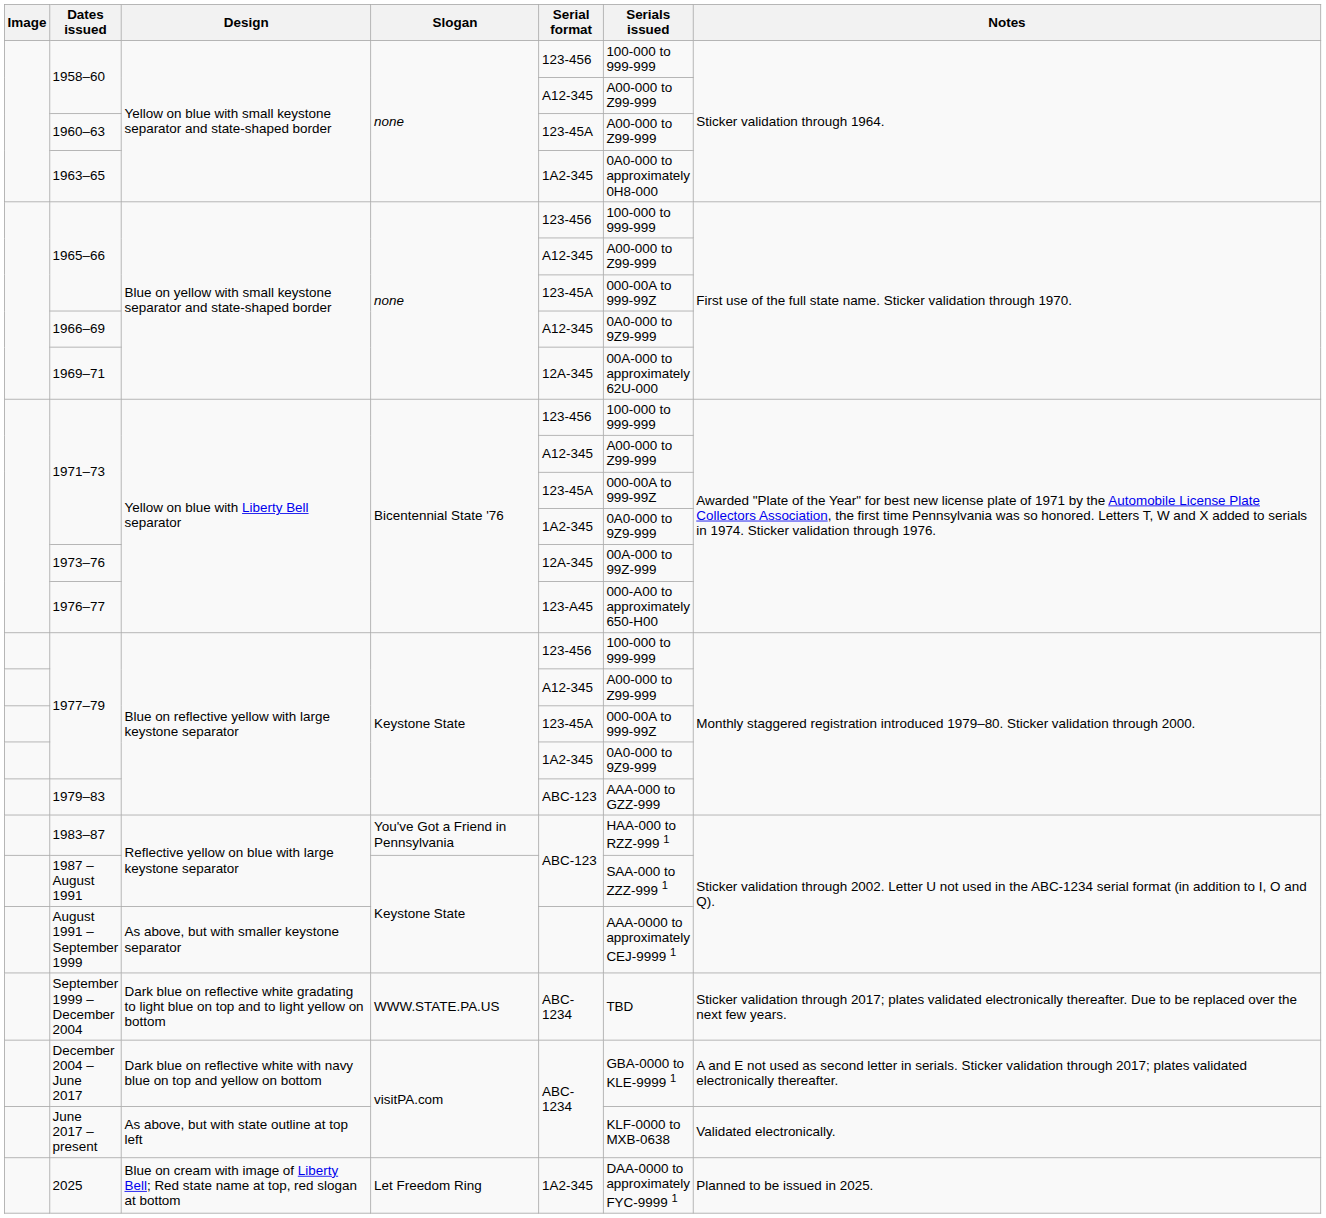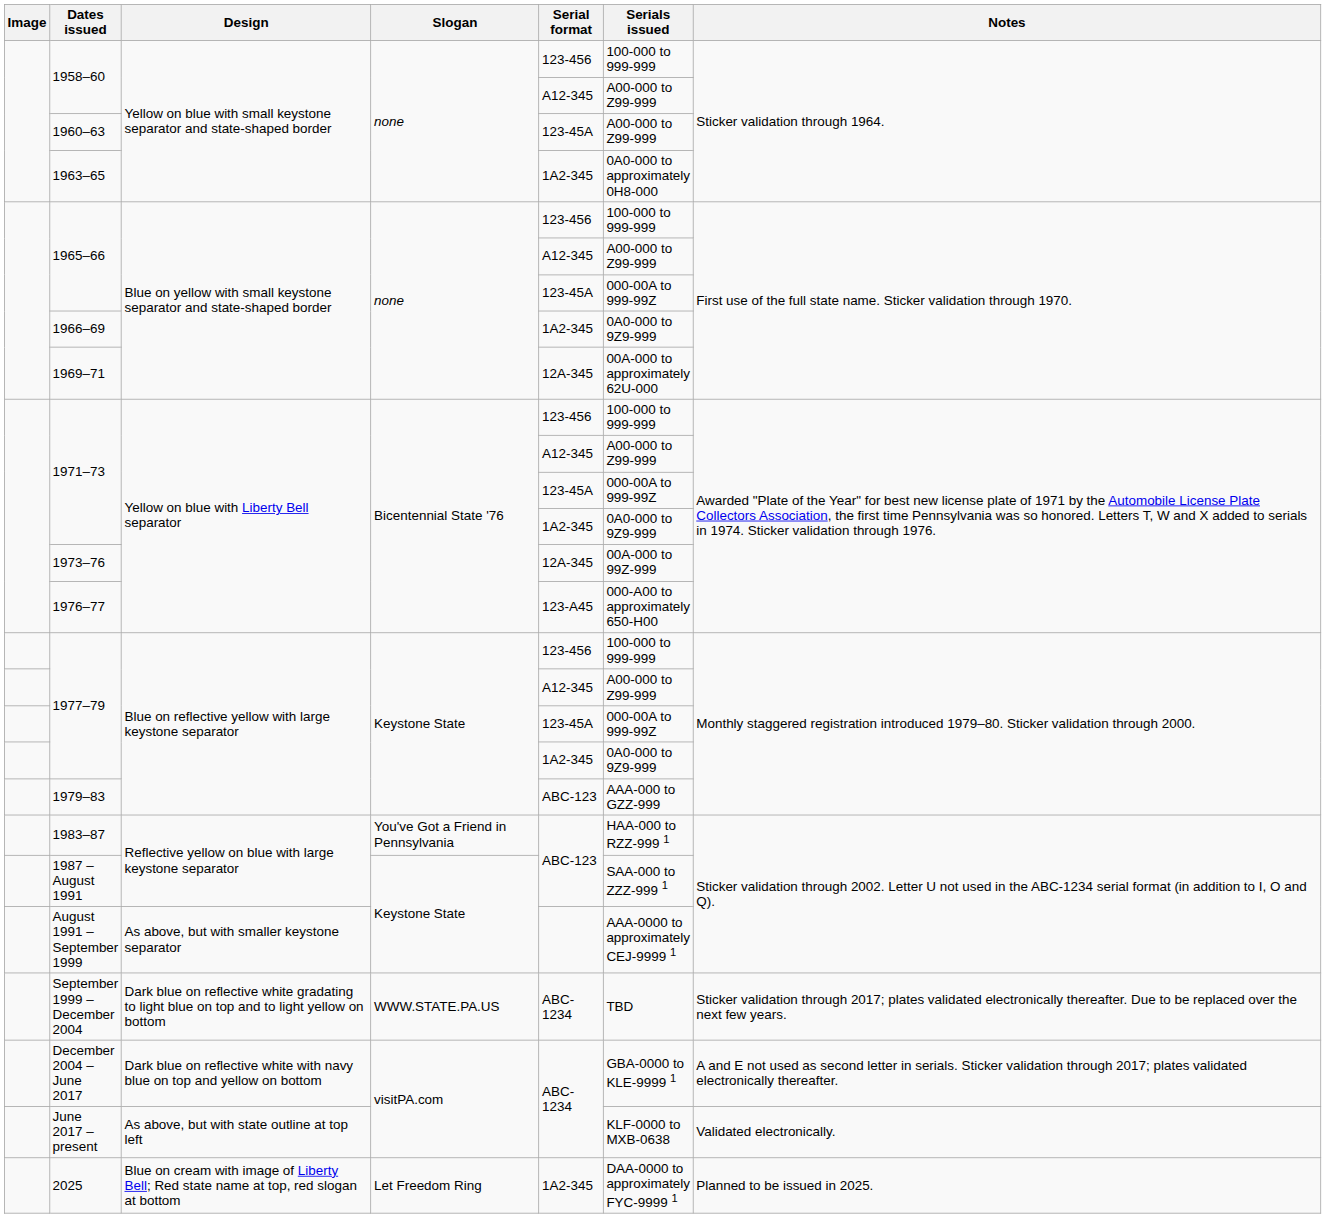(568, 329) A12-345 -> (568, 329) 1A2-345
